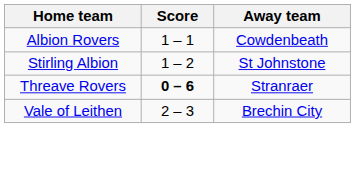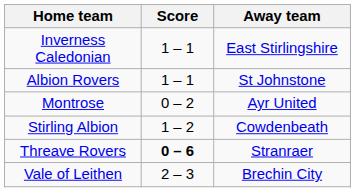+ row: (73, 48)
(282, 39) Cowdenbeath -> (282, 80) St Johnstone
+ row: (73, 103)
(282, 63) St Johnstone -> (282, 127) Cowdenbeath
